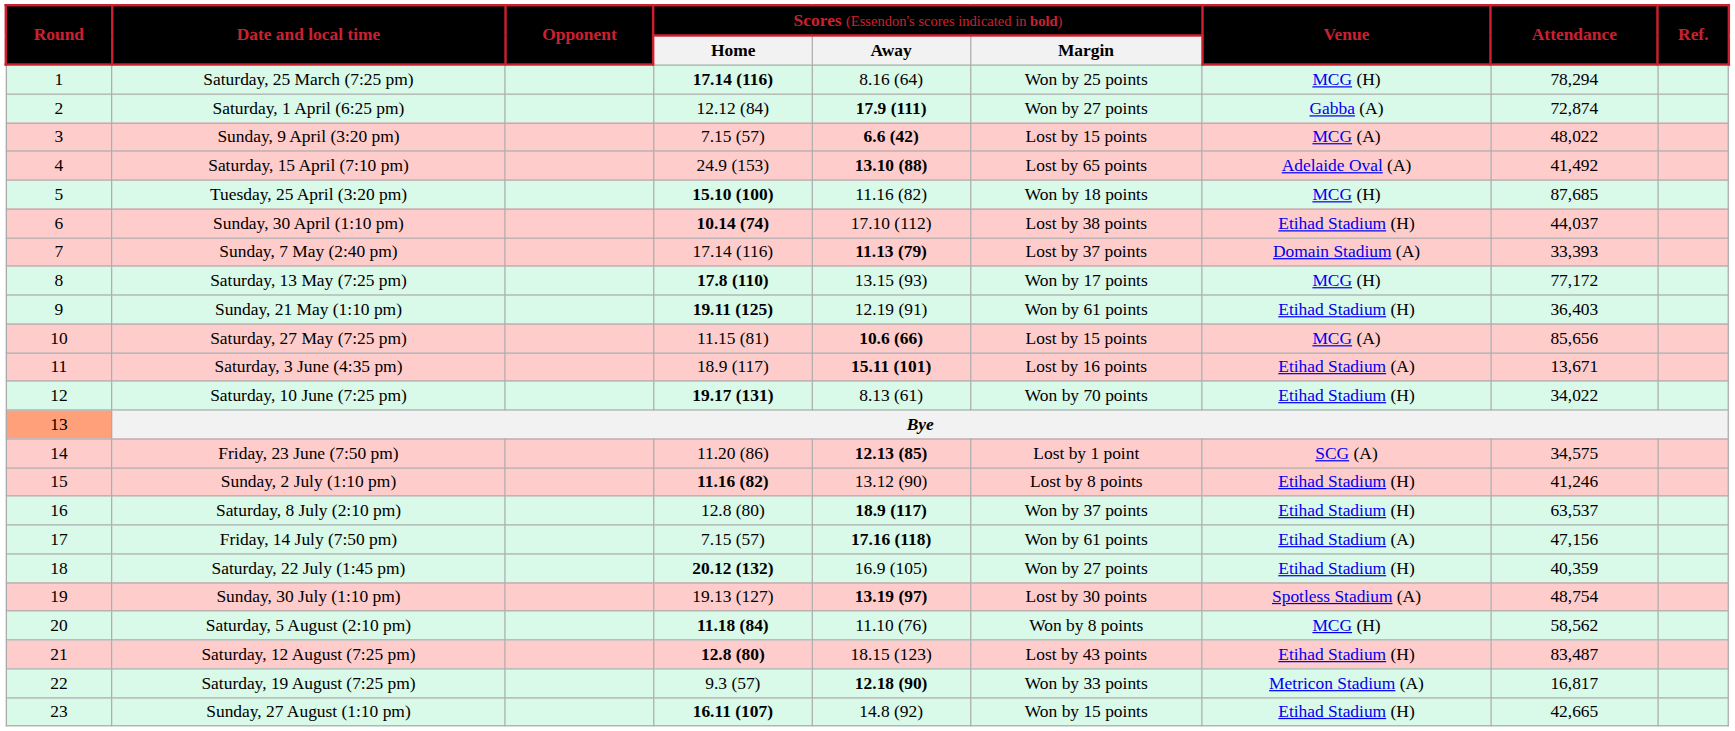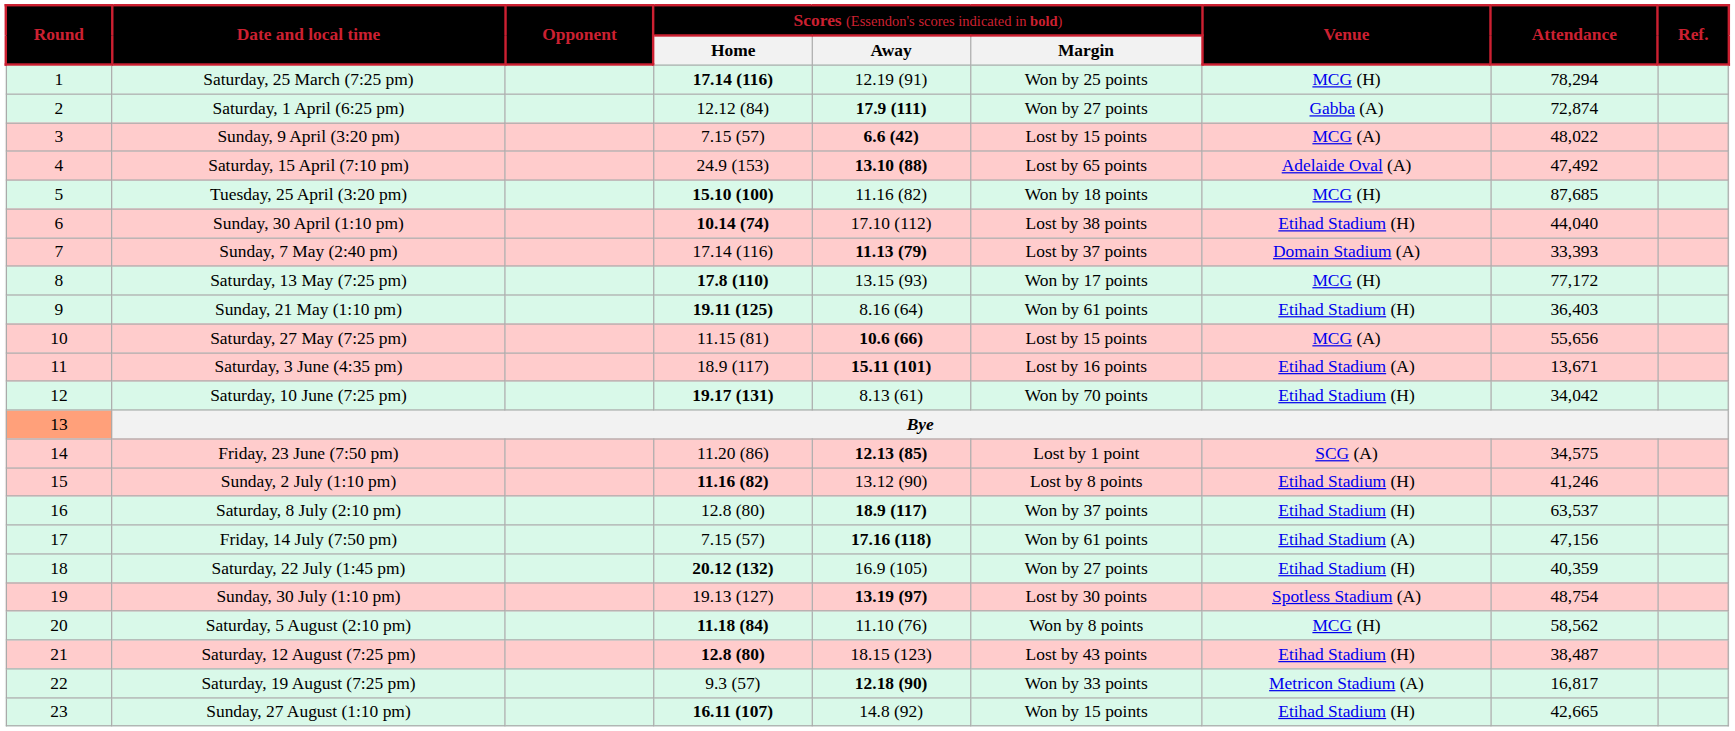(891, 79) 8.16 (64) -> (891, 79) 12.19 (91)
(1574, 165) 41,492 -> (1574, 165) 47,492
(1574, 223) 44,037 -> (1574, 223) 44,040
(891, 309) 12.19 (91) -> (891, 309) 8.16 (64)
(1574, 338) 85,656 -> (1574, 338) 55,656
(1574, 395) 34,022 -> (1574, 395) 34,042
(1574, 654) 83,487 -> (1574, 654) 38,487
